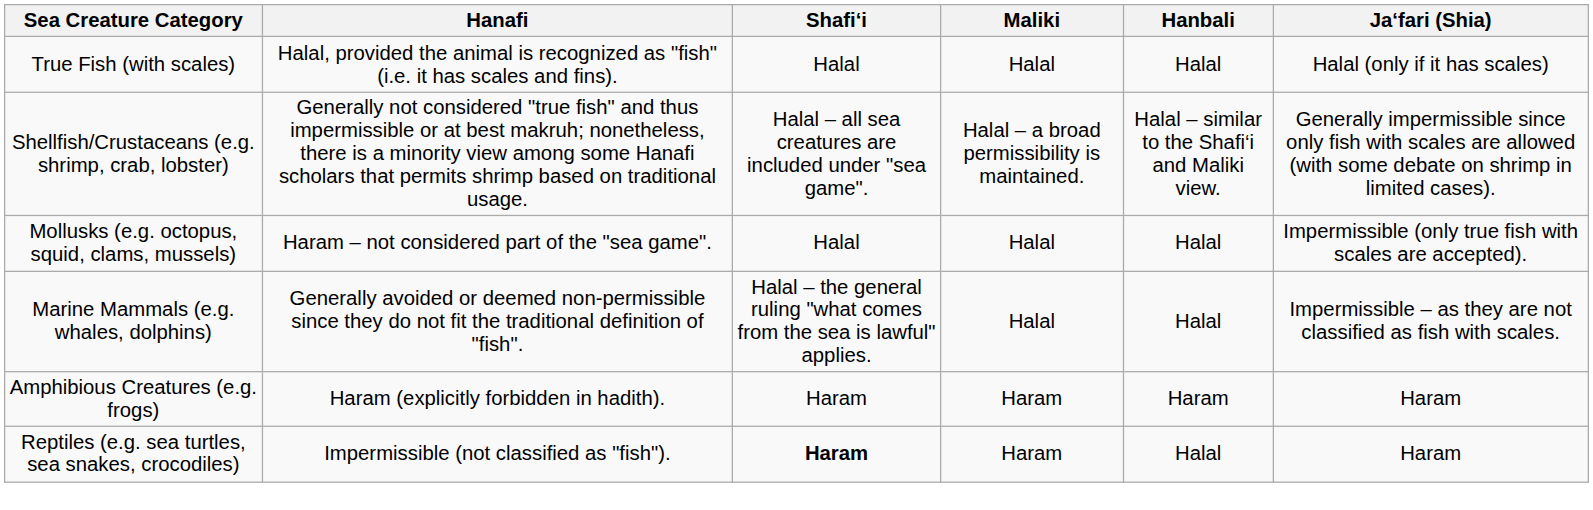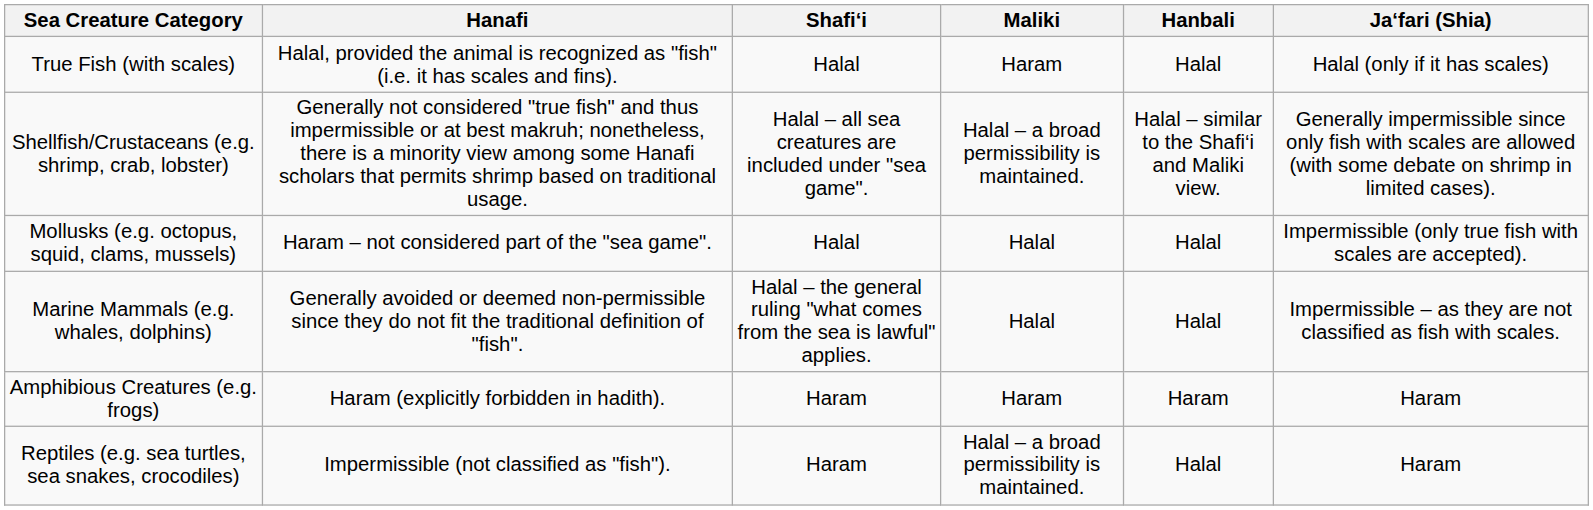(1032, 64) Halal -> (1032, 64) Haram
(837, 454) bold -> (837, 465) normal
(1032, 454) Haram -> (1032, 465) Halal – a broad permissibility is maintained.
